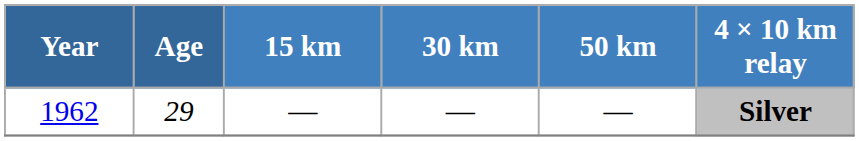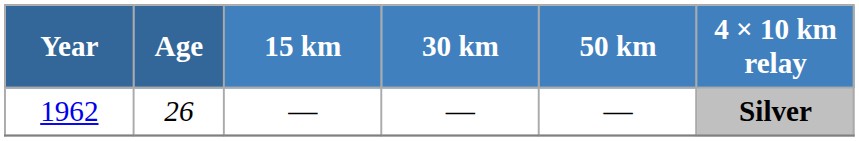(179, 111) 29 -> (179, 111) 26
